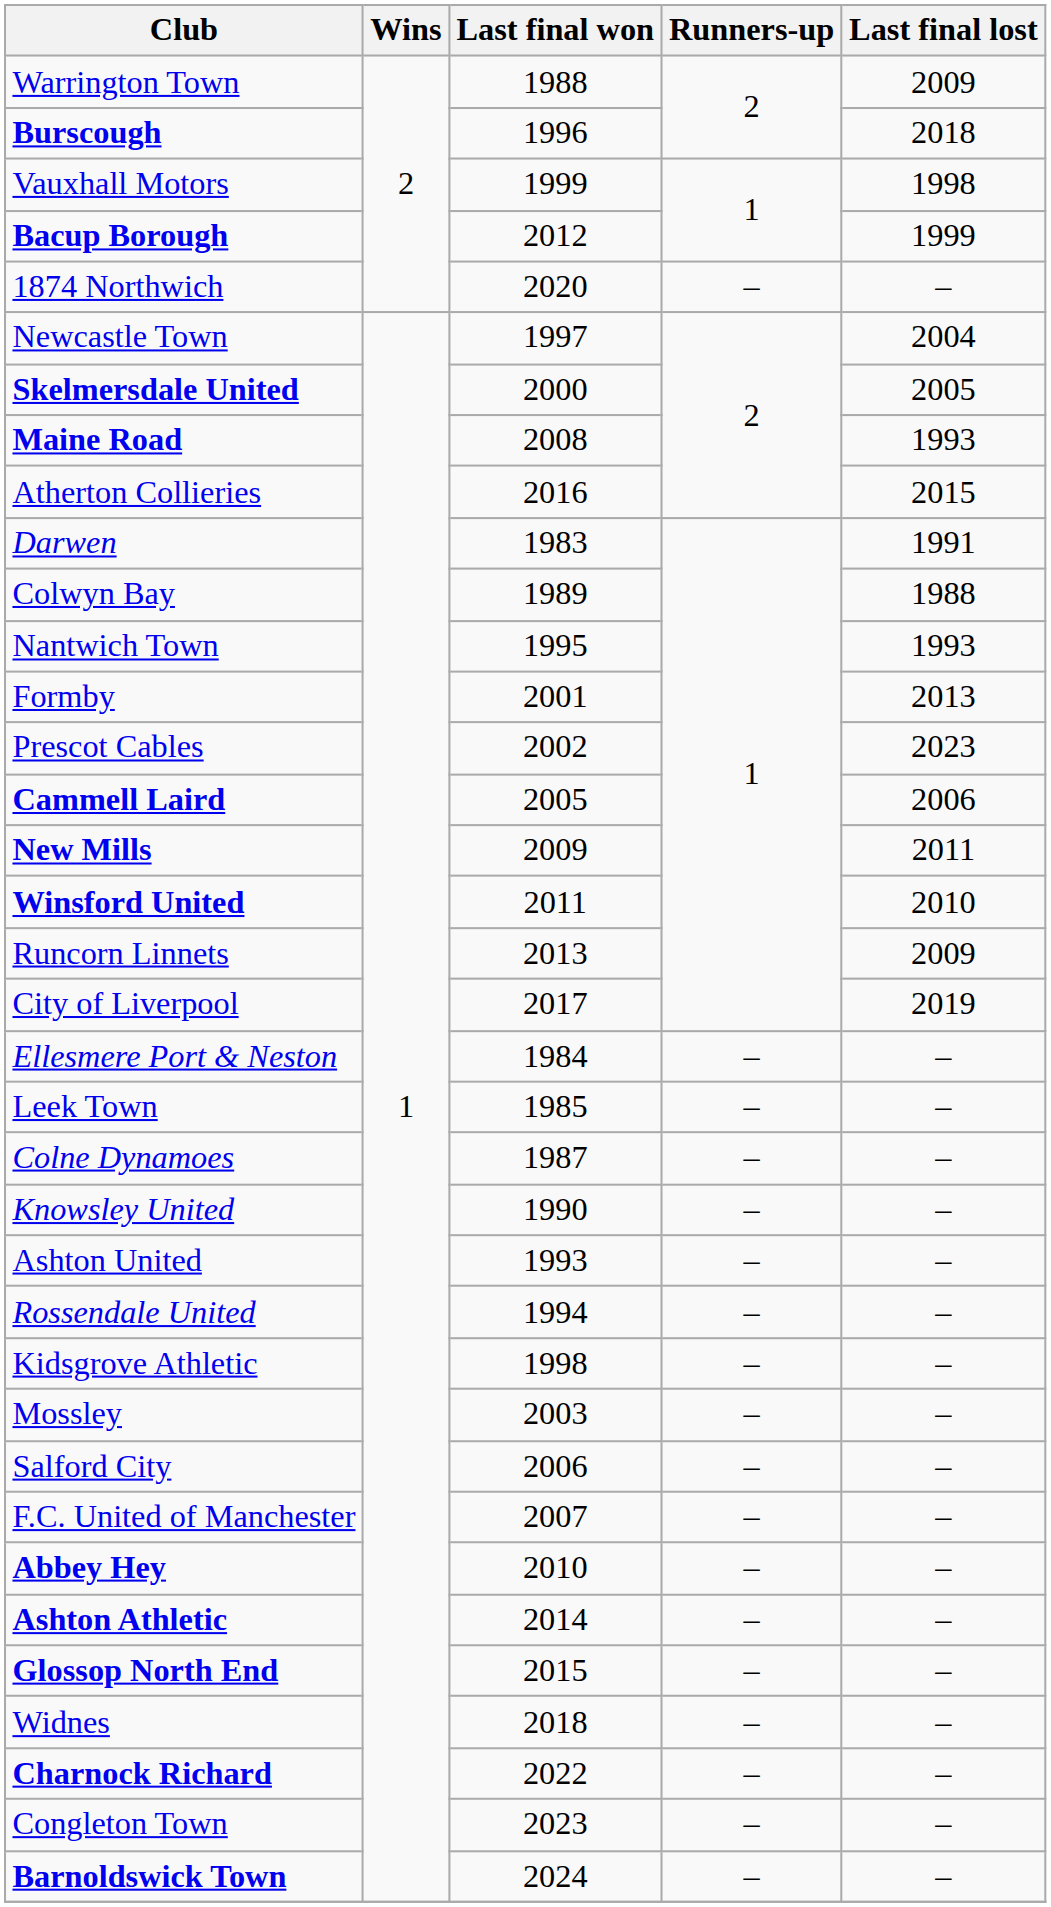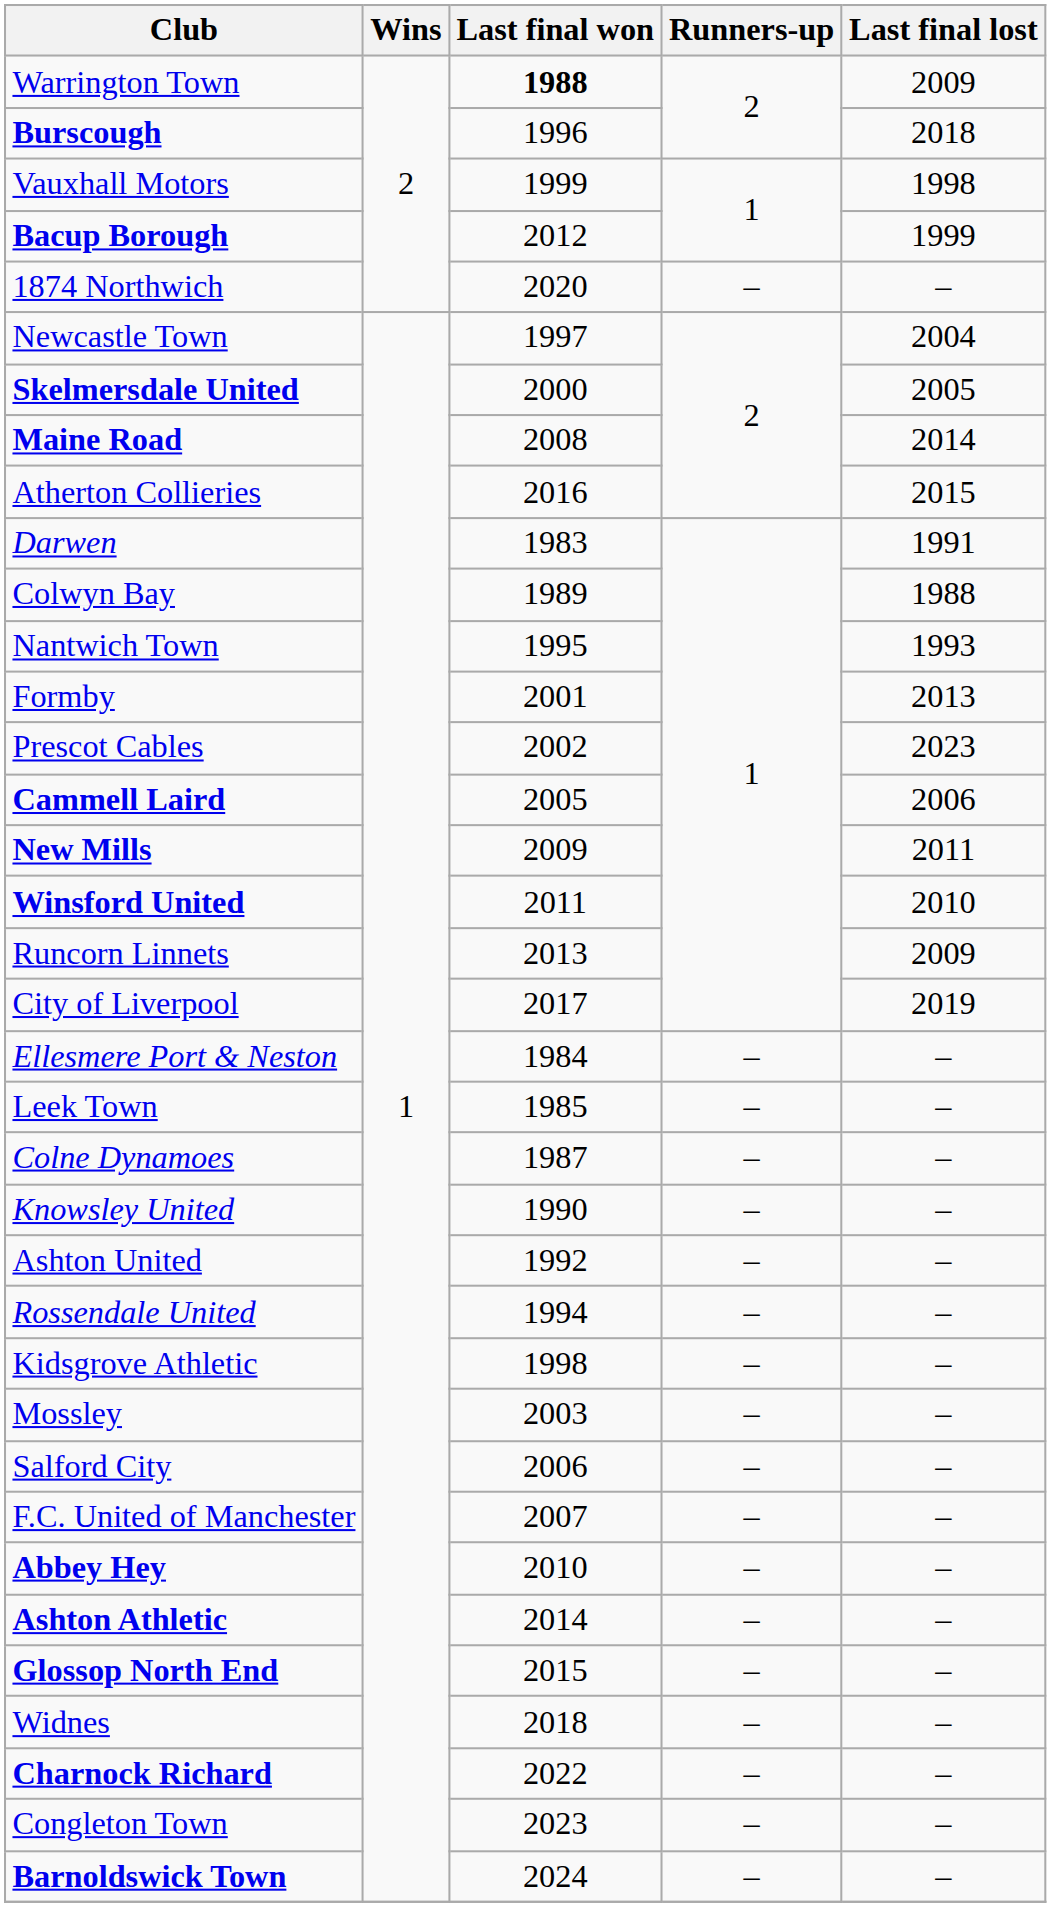(555, 81) normal -> (555, 81) bold
(943, 440) 1993 -> (943, 440) 2014
(555, 1260) 1993 -> (555, 1260) 1992
